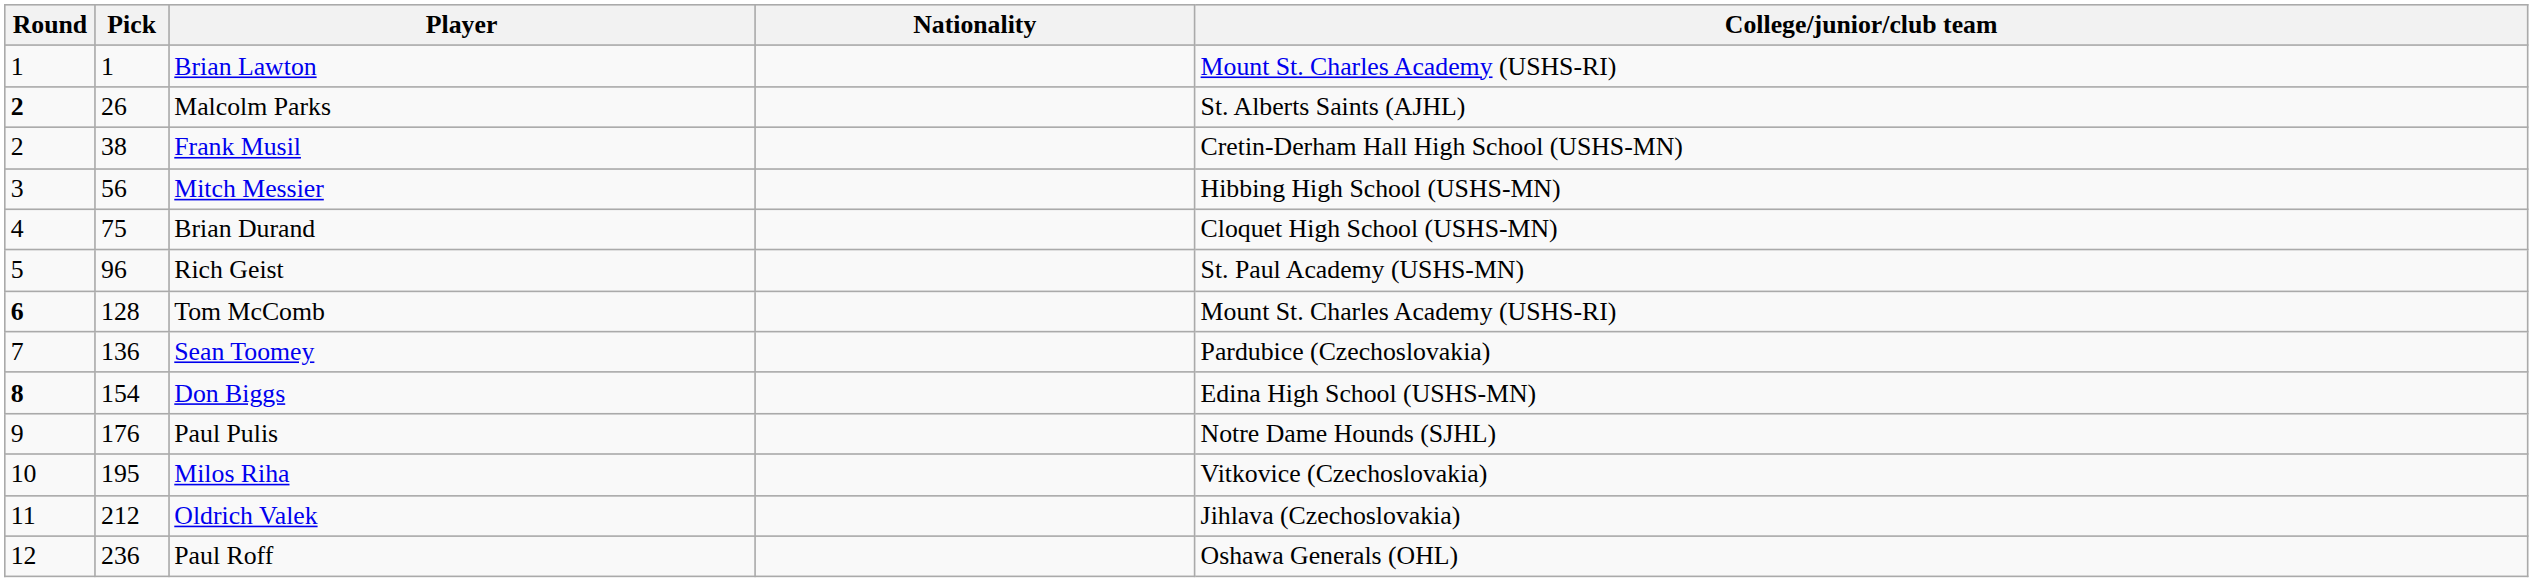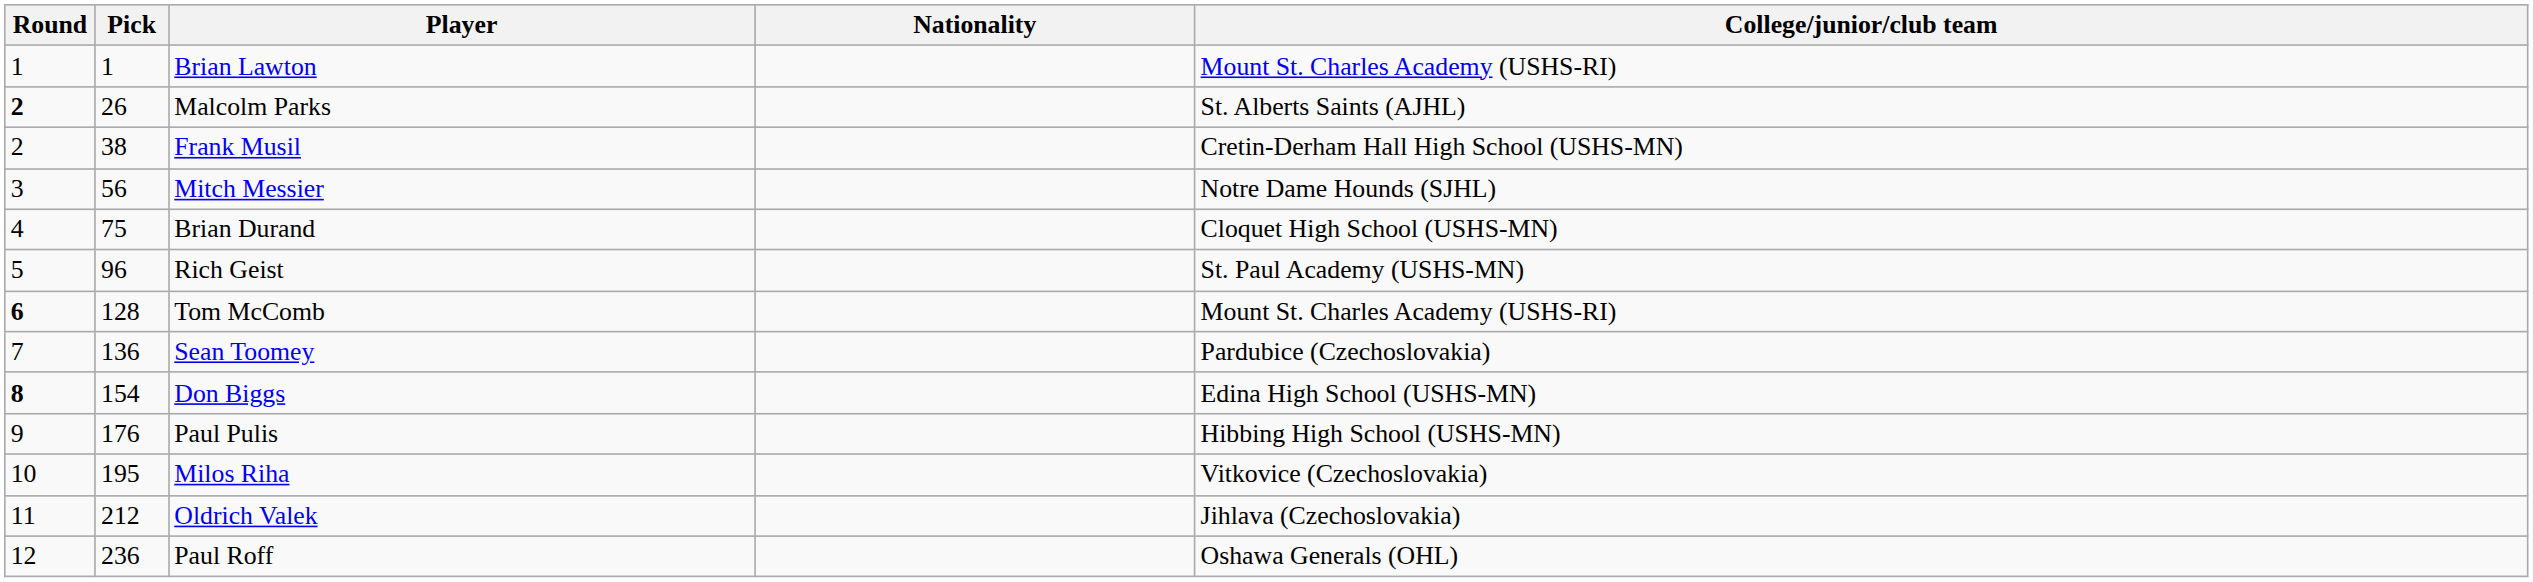(1381, 188) Hibbing High School (USHS-MN) -> (1348, 188) Notre Dame Hounds (SJHL)
(1348, 433) Notre Dame Hounds (SJHL) -> (1381, 433) Hibbing High School (USHS-MN)
